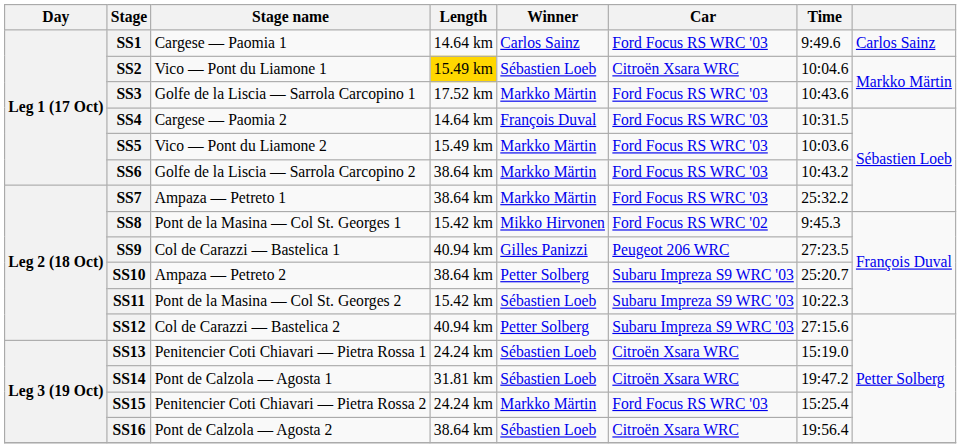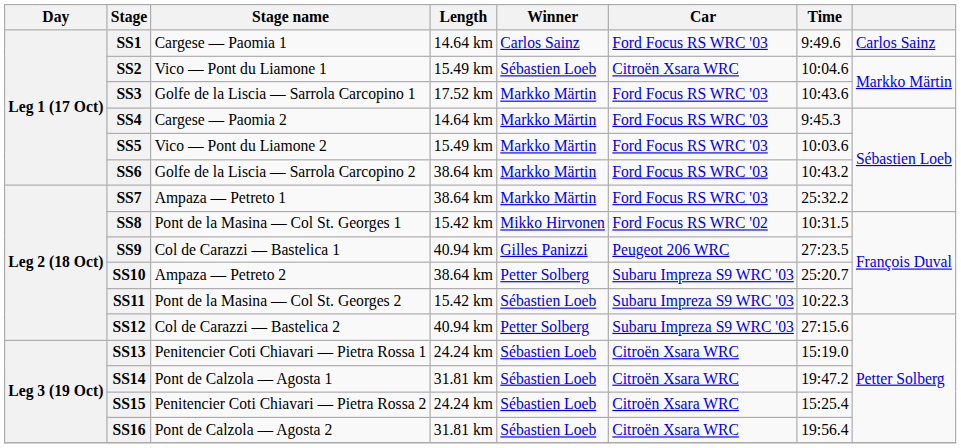(463, 68) gold background -> (463, 68) no background
(548, 120) François Duval -> (548, 120) Markko Märtin
(825, 120) 10:31.5 -> (821, 120) 9:45.3
(821, 223) 9:45.3 -> (825, 223) 10:31.5
(548, 404) Markko Märtin -> (548, 404) Sébastien Loeb
(690, 404) Ford Focus RS WRC '03 -> (676, 404) Citroën Xsara WRC
(463, 429) 38.64 km -> (463, 429) 31.81 km
